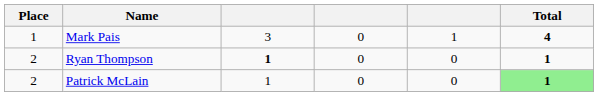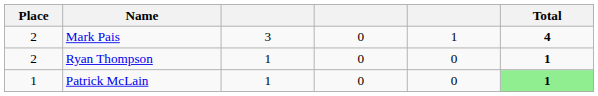(34, 37) 1 -> (34, 37) 2
(268, 59) bold -> (268, 59) normal
(34, 81) 2 -> (34, 81) 1
